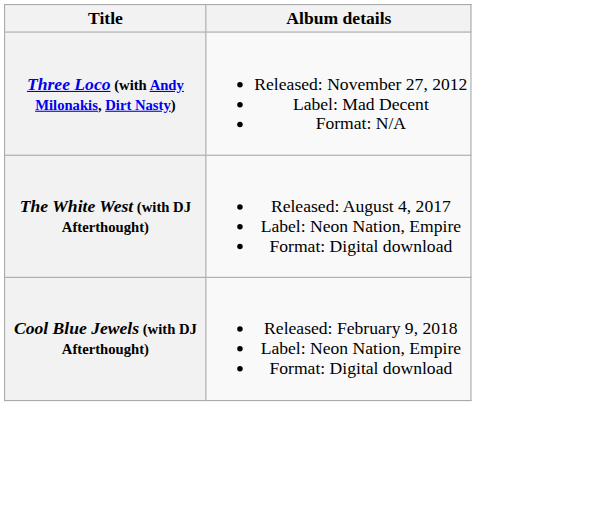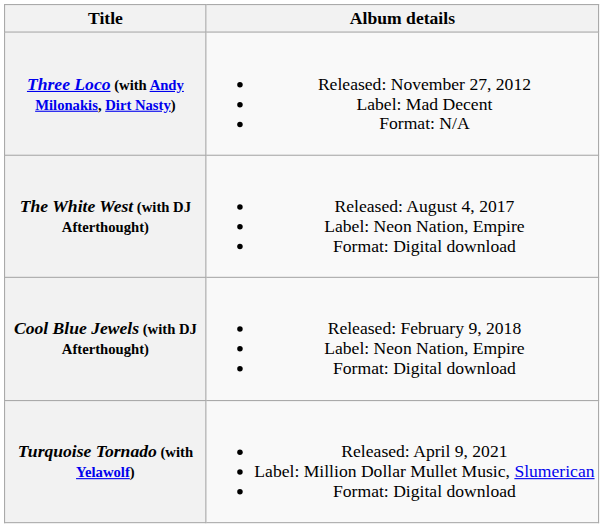+ row: (105, 461)
